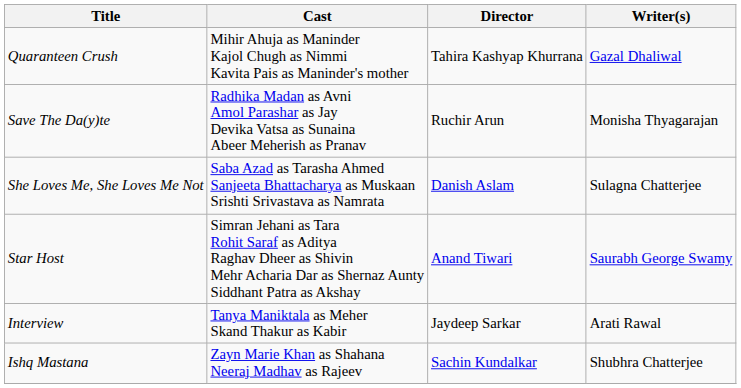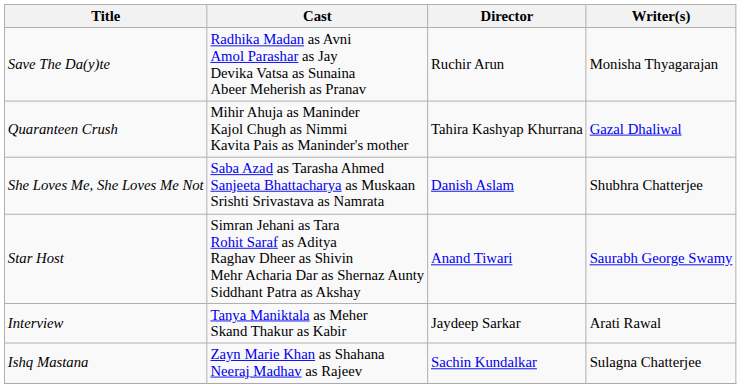rows swapped: (59, 120) <-> (63, 56)
(645, 185) Sulagna Chatterjee -> (646, 185) Shubhra Chatterjee
(646, 363) Shubhra Chatterjee -> (645, 363) Sulagna Chatterjee
